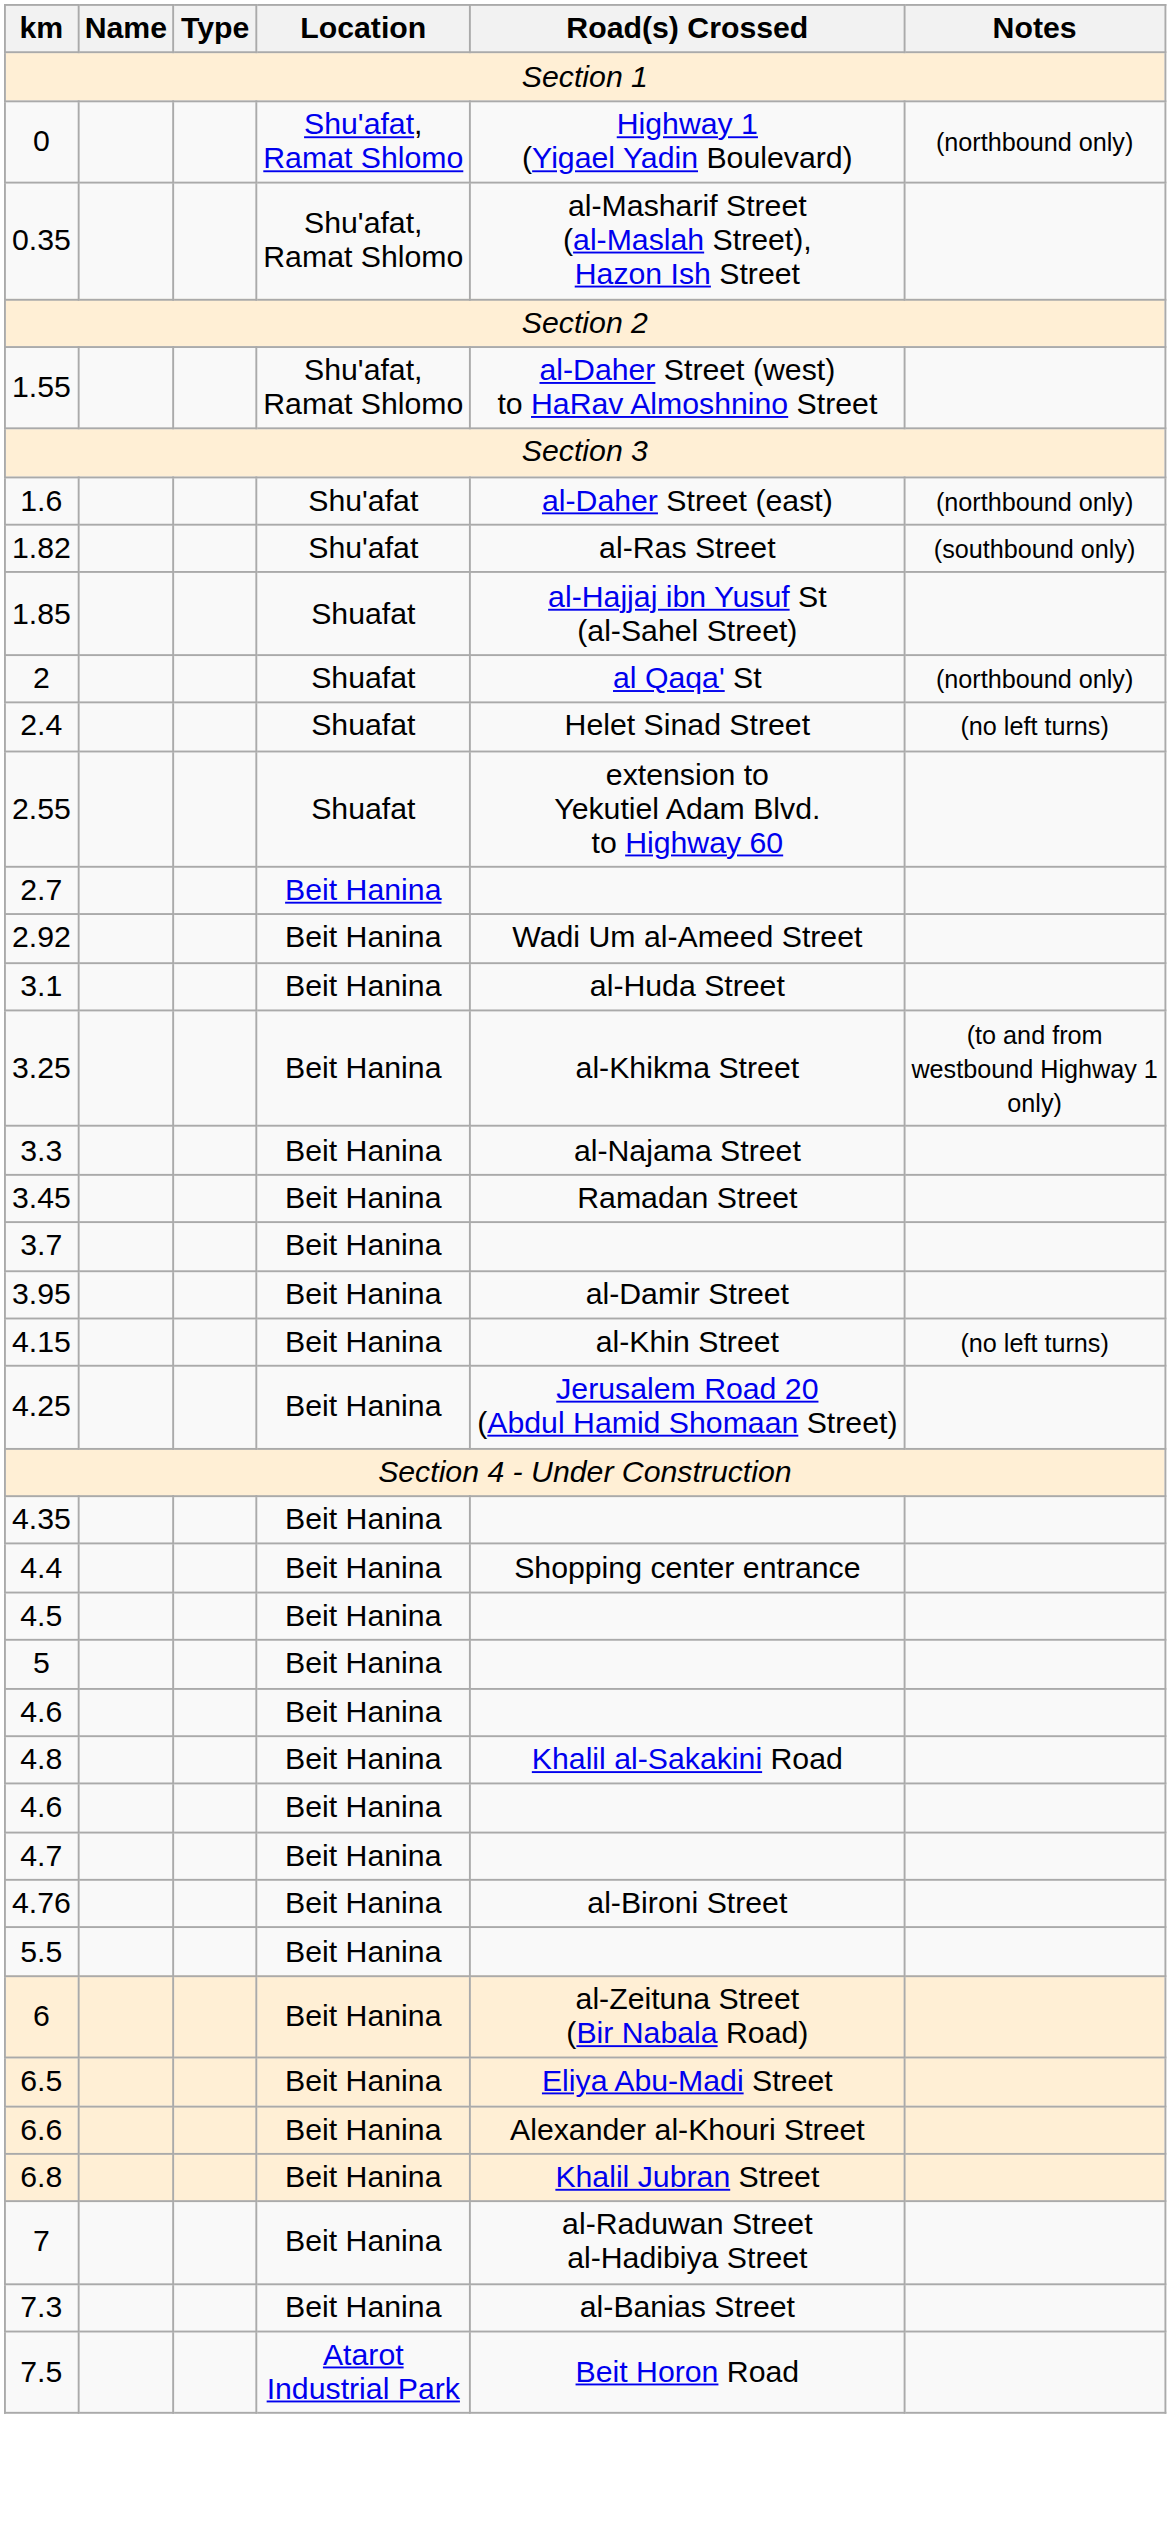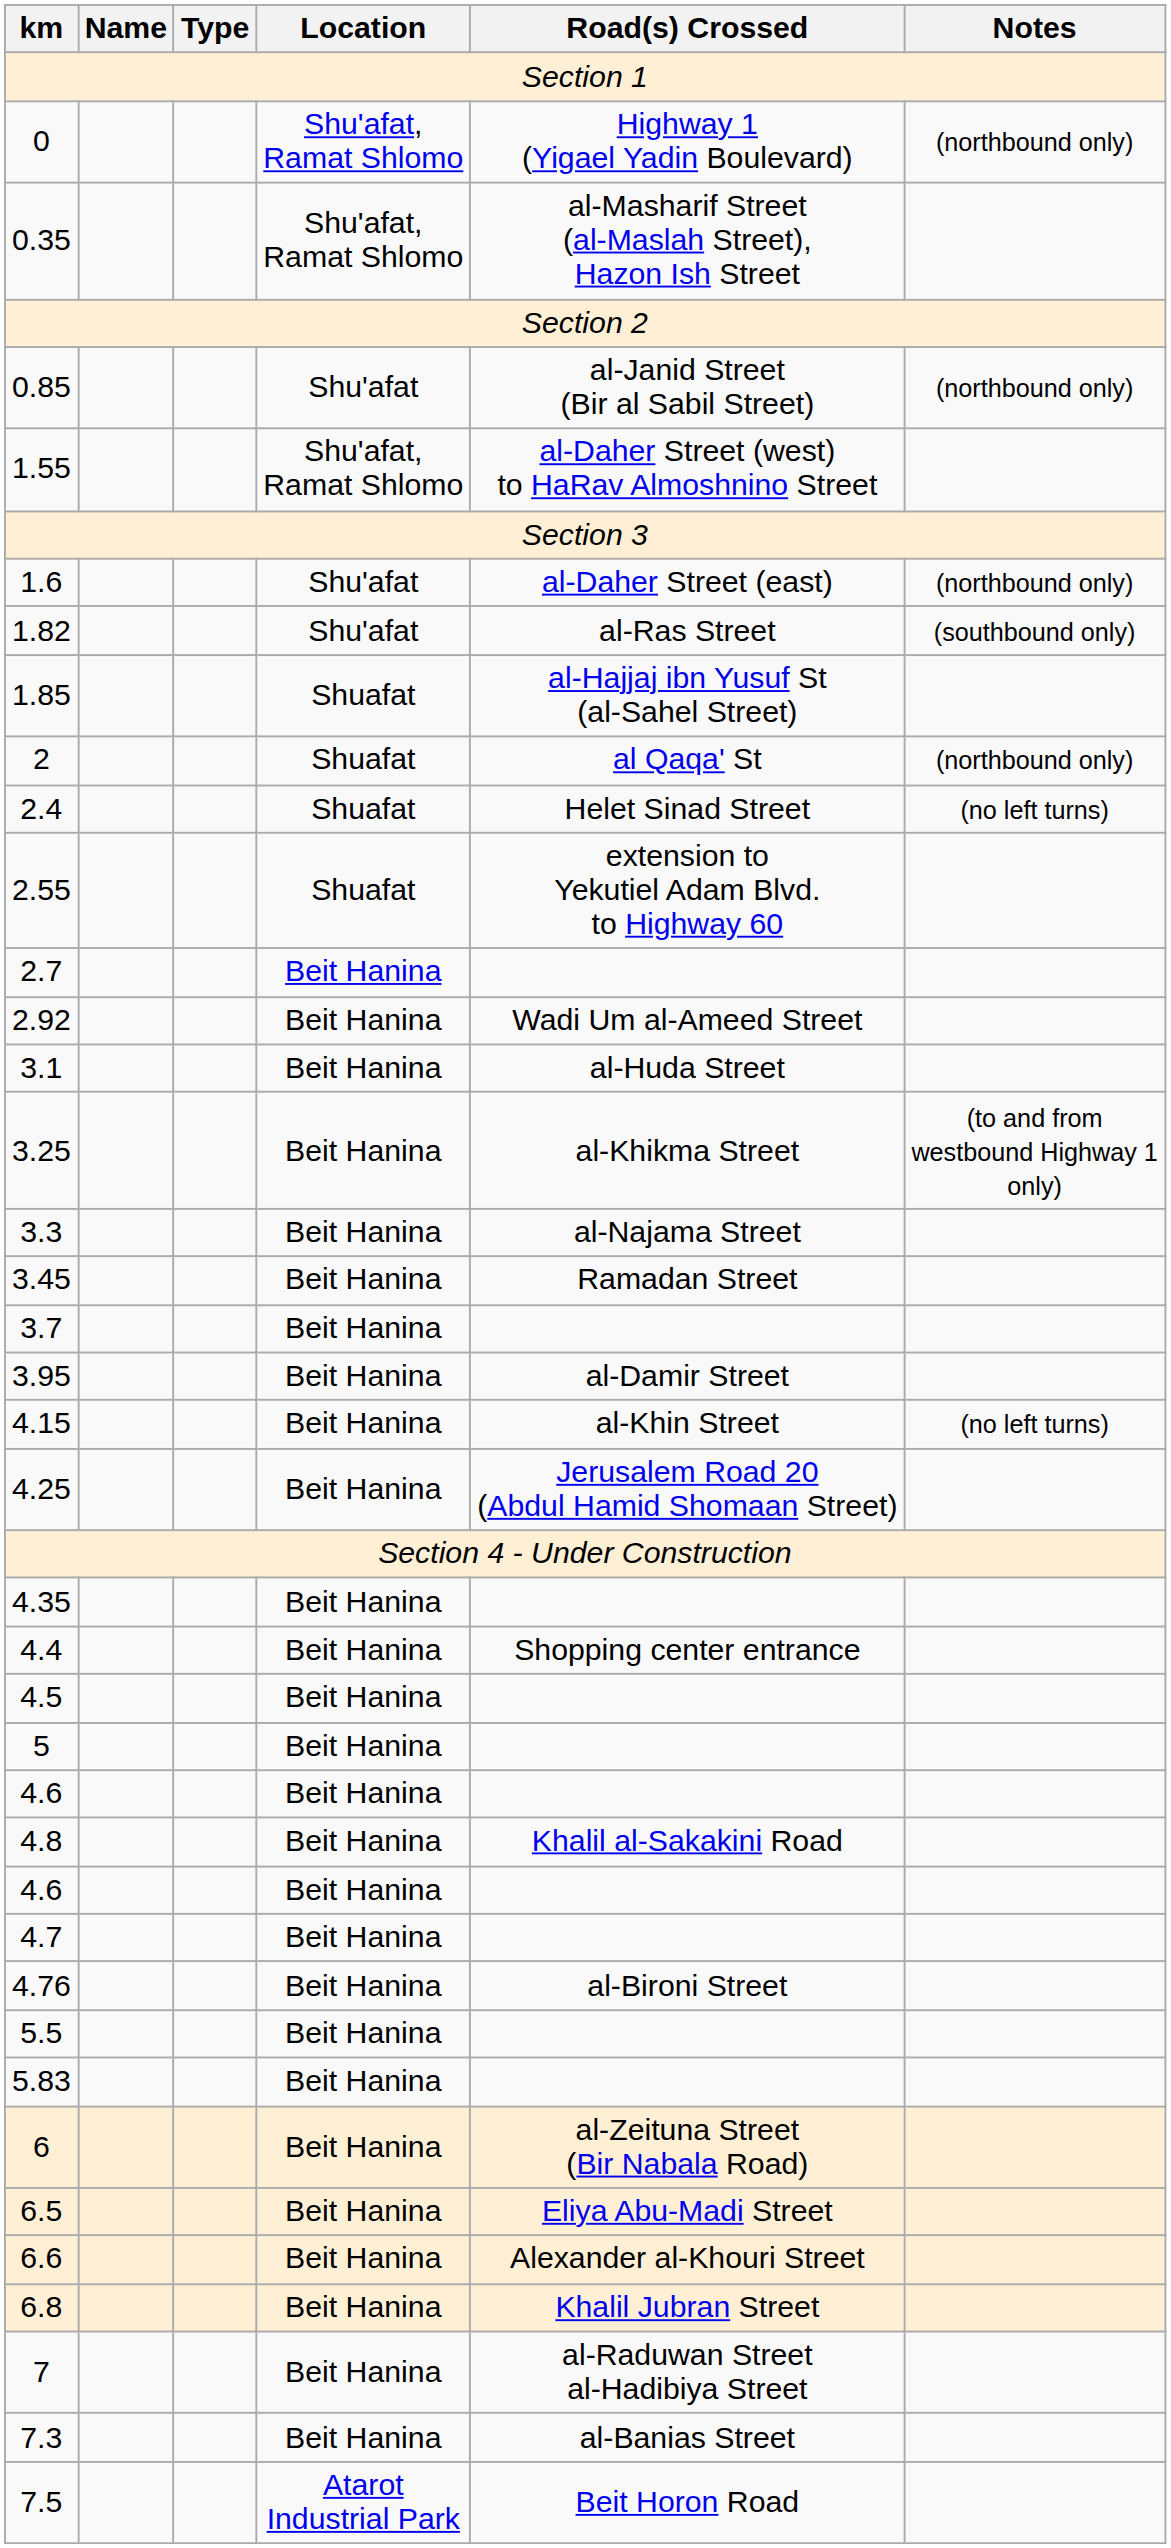+ row: (41, 387)
+ row: (41, 2081)
